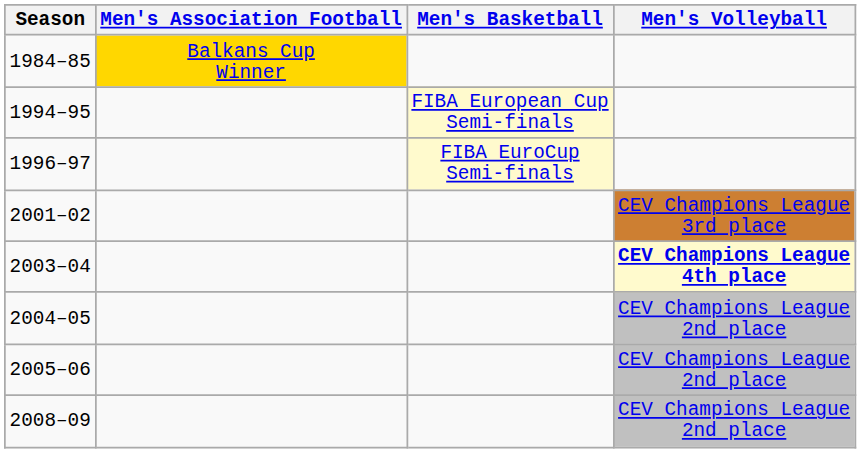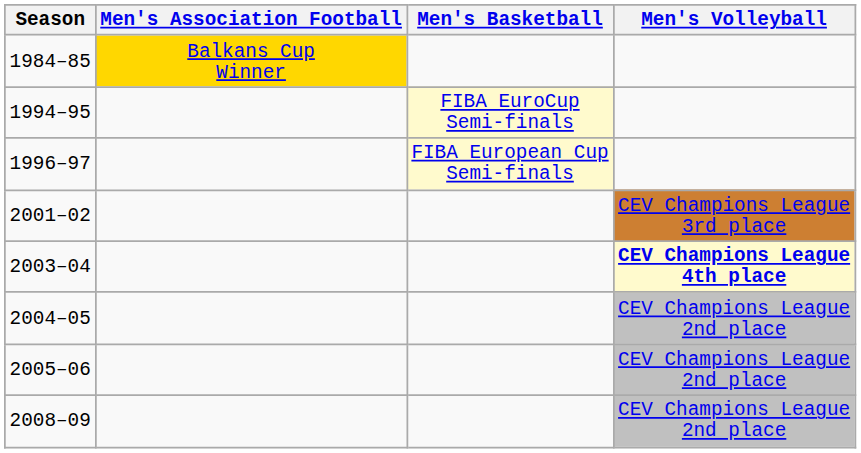(510, 113) FIBA European Cup Semi-finals -> (510, 113) FIBA EuroCup Semi-finals
(510, 164) FIBA EuroCup Semi-finals -> (510, 164) FIBA European Cup Semi-finals
